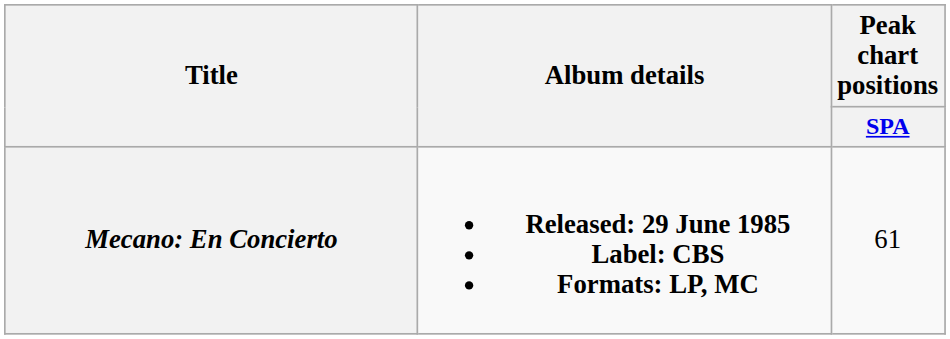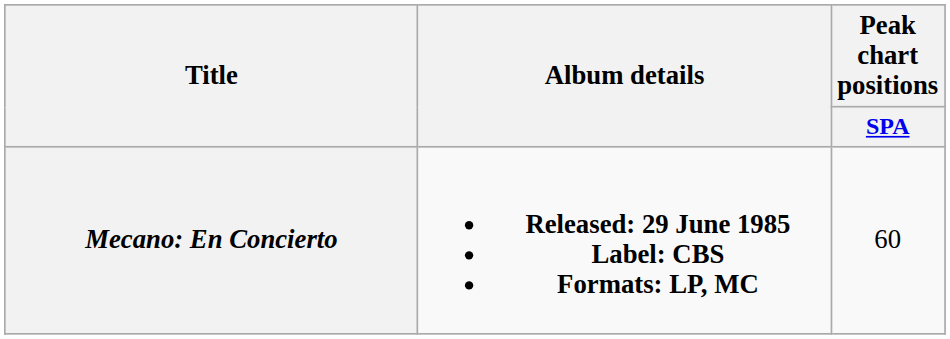(888, 239) 61 -> (888, 239) 60
